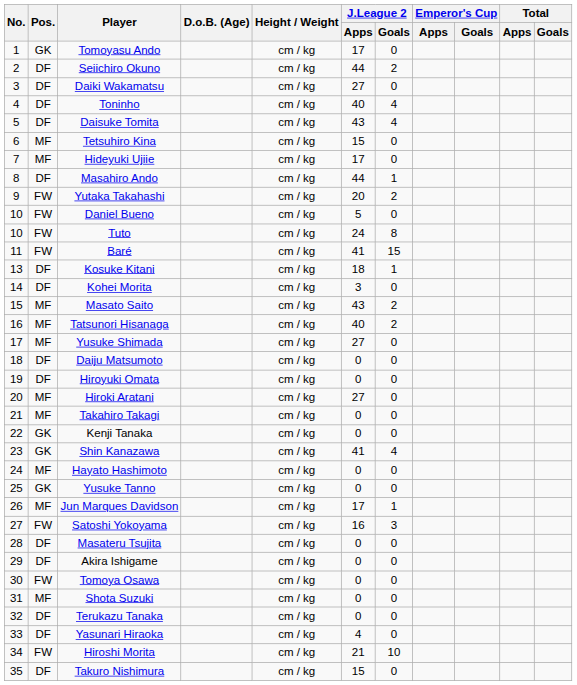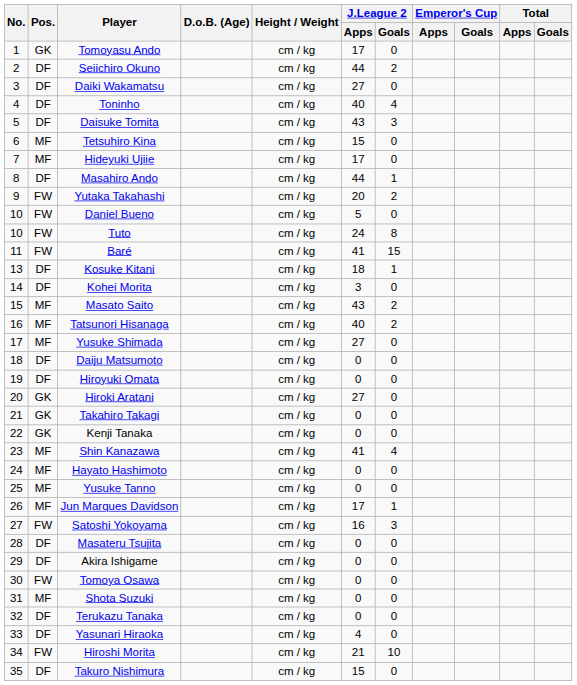(394, 123) 4 -> (394, 123) 3
(43, 397) MF -> (43, 397) GK
(43, 415) MF -> (43, 415) GK
(43, 452) GK -> (43, 452) MF
(43, 488) GK -> (43, 488) MF
